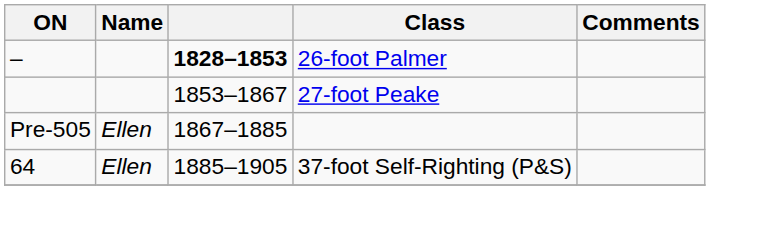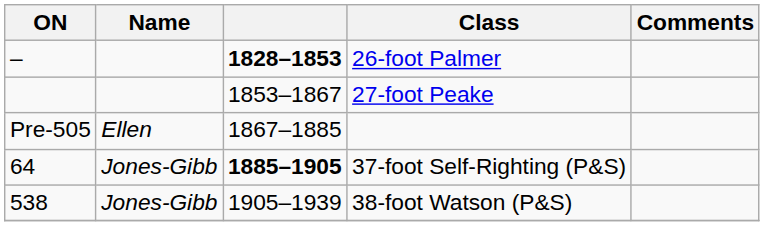(127, 166) Ellen -> (159, 166) Jones-Gibb
(230, 166) normal -> (285, 166) bold
+ row: (29, 202)
